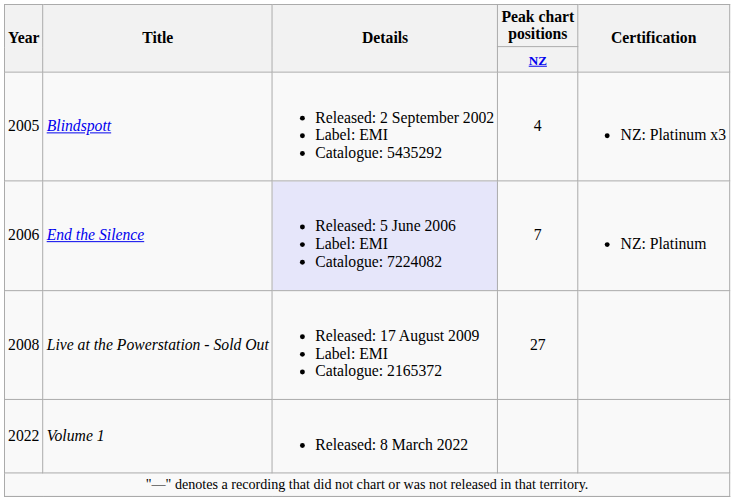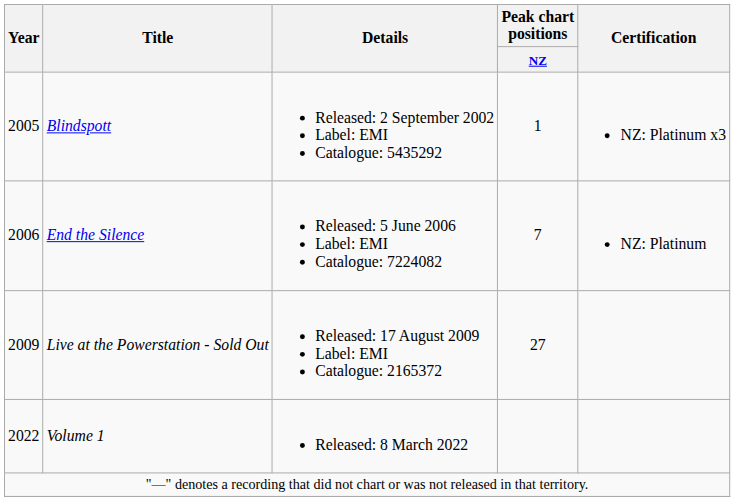(538, 126) 4 -> (538, 126) 1
(385, 244) lavender background -> (385, 244) no background
(24, 344) 2008 -> (24, 344) 2009
